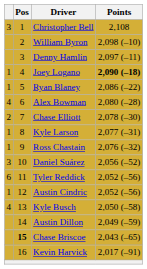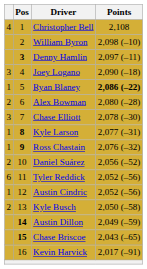(9, 27) 3 -> (9, 27) 4
(22, 57) normal -> (22, 57) bold
(9, 72) 1 -> (9, 72) 3
(119, 72) bold -> (119, 72) normal
(119, 87) normal -> (119, 87) bold
(9, 102) 4 -> (9, 102) 2
(9, 117) 2 -> (9, 117) 3
(22, 132) normal -> (22, 132) bold
(22, 147) normal -> (22, 147) bold
(9, 162) 3 -> (9, 162) 2
(9, 207) 4 -> (9, 207) 2
(22, 222) normal -> (22, 222) bold
